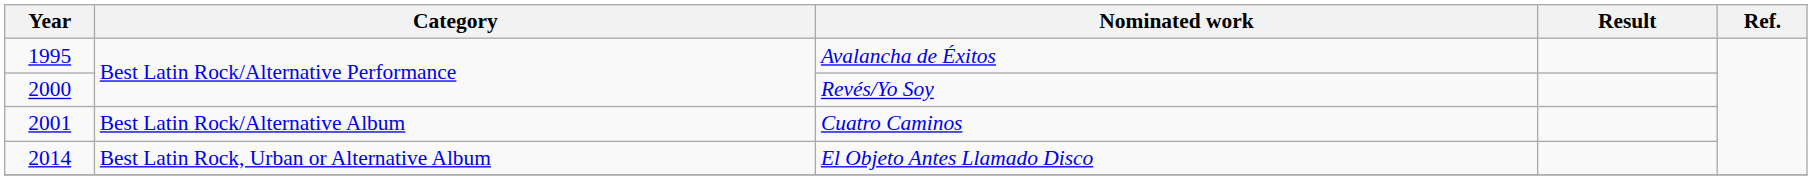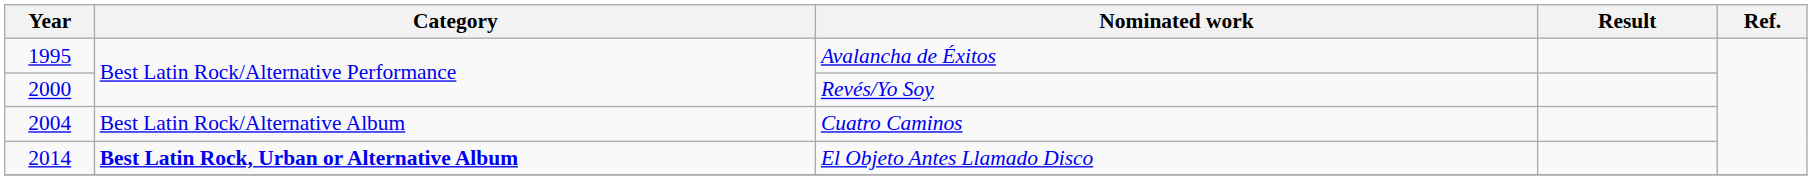(50, 123) 2001 -> (50, 123) 2004
(295, 157) normal -> (309, 157) bold
